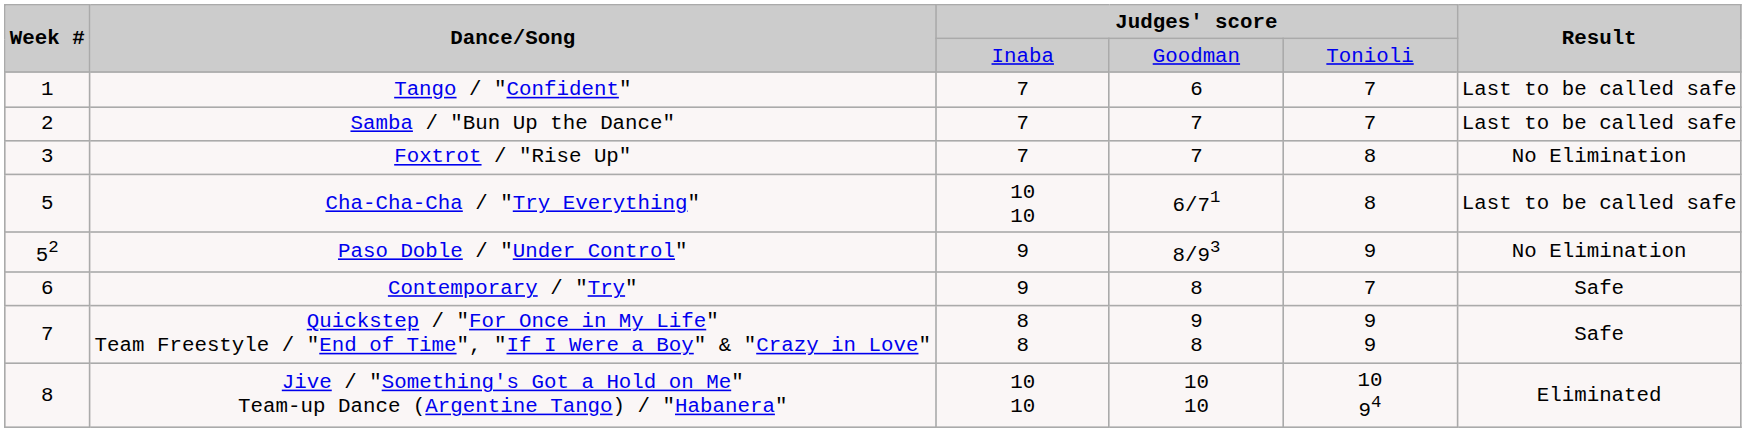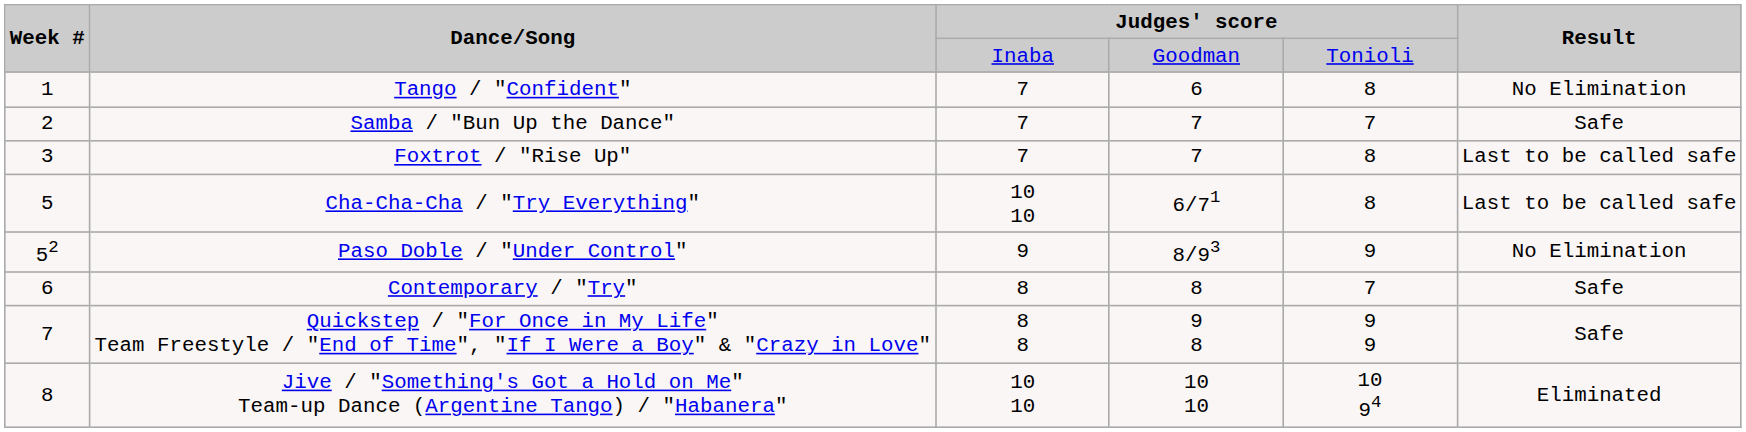(1370, 90) 7 -> (1370, 90) 8
(1599, 90) Last to be called safe -> (1599, 90) No Elimination
(1599, 123) Last to be called safe -> (1599, 123) Safe
(1599, 157) No Elimination -> (1599, 157) Last to be called safe
(1023, 288) 9 -> (1023, 288) 8
